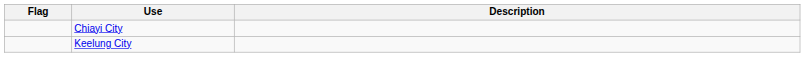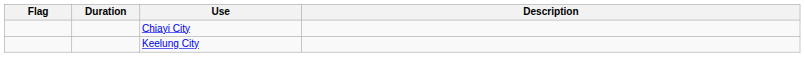+ column: (106, 12)
